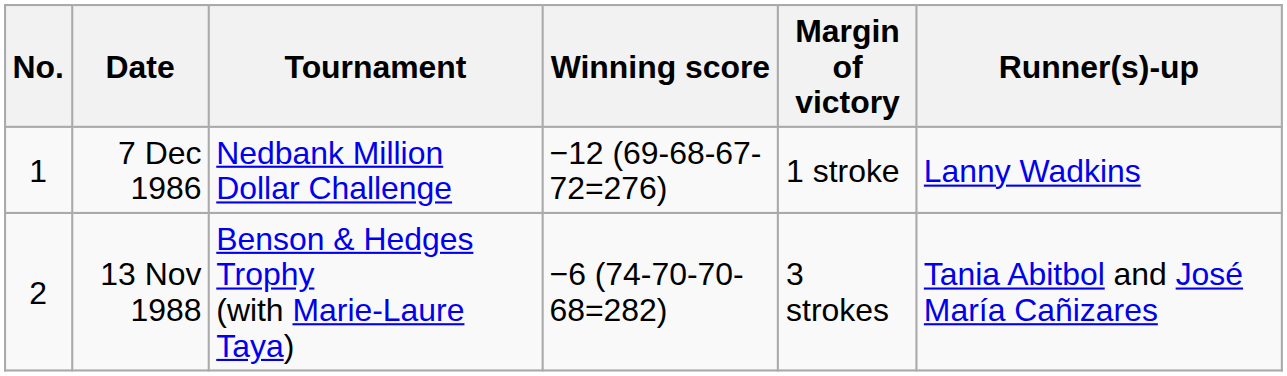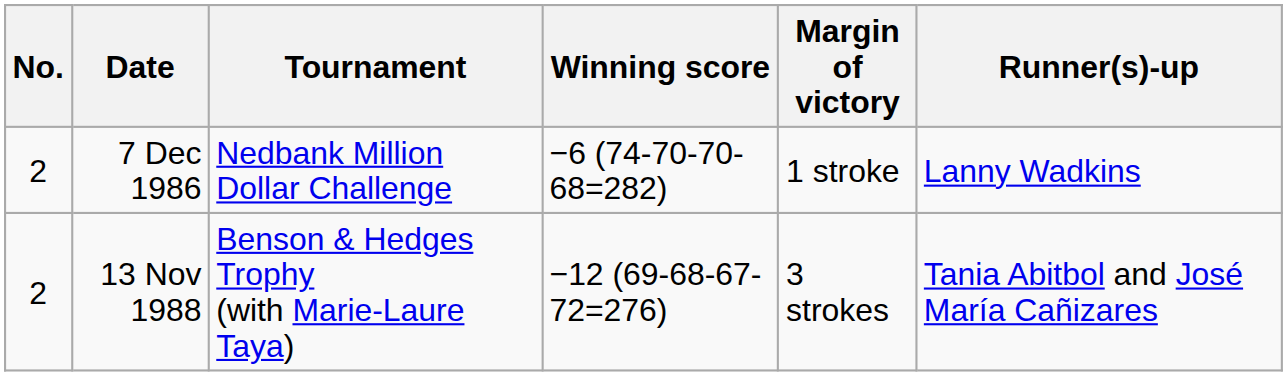(38, 170) 1 -> (38, 170) 2
(655, 170) −12 (69-68-67-72=276) -> (647, 170) −6 (74-70-70-68=282)
(647, 292) −6 (74-70-70-68=282) -> (655, 292) −12 (69-68-67-72=276)
